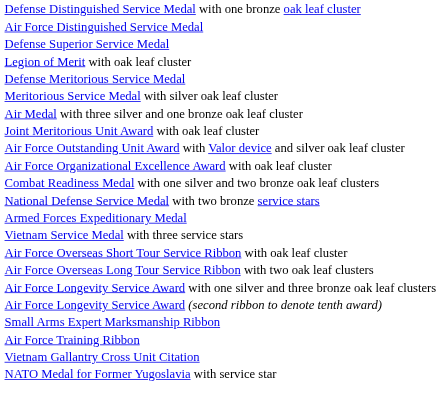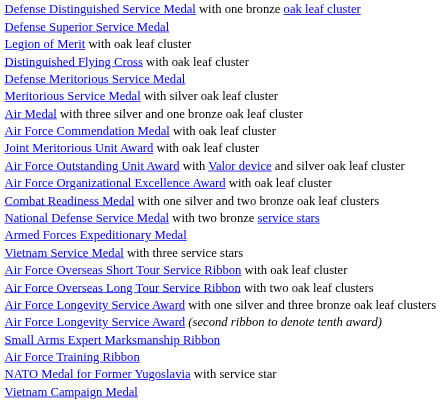- row: (104, 26)
+ row: (127, 61)
+ row: (140, 131)
- row: (102, 357)
+ row: (71, 391)
